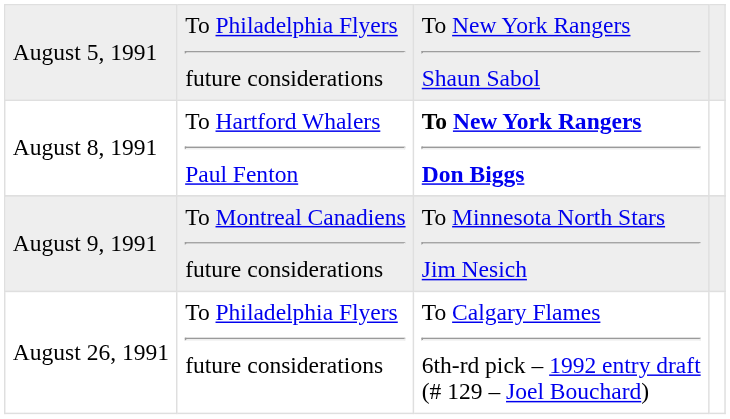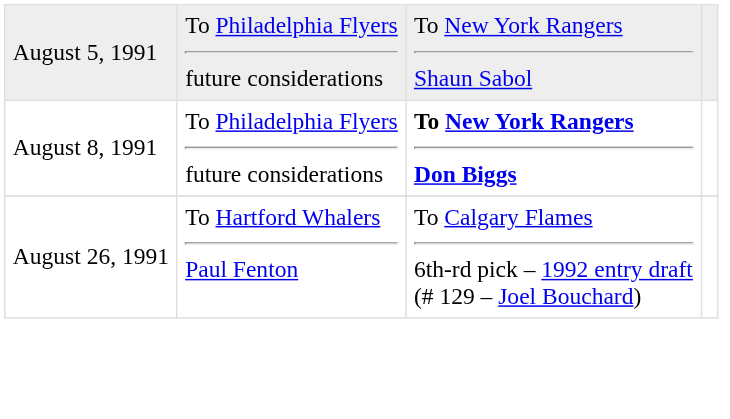(295, 147) To Hartford Whalers Paul Fenton -> (291, 147) To Philadelphia Flyers future considerations
- row: (85, 243)
(295, 338) To Philadelphia Flyers future considerations -> (291, 243) To Hartford Whalers Paul Fenton
